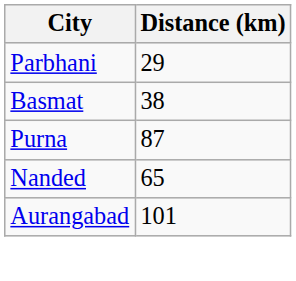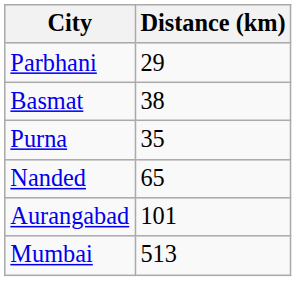(153, 139) 87 -> (153, 139) 35
+ row: (52, 255)
